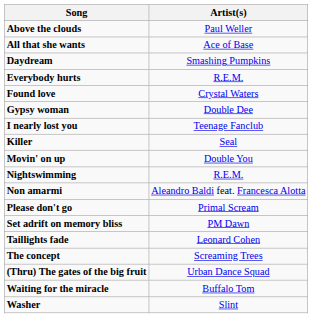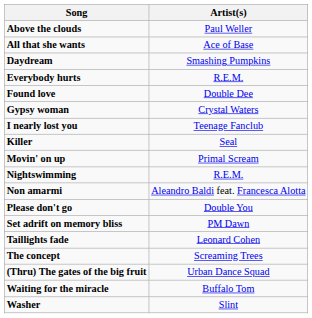(228, 93) Crystal Waters -> (228, 93) Double Dee
(228, 110) Double Dee -> (228, 110) Crystal Waters
(228, 158) Double You -> (228, 158) Primal Scream
(228, 207) Primal Scream -> (228, 207) Double You
